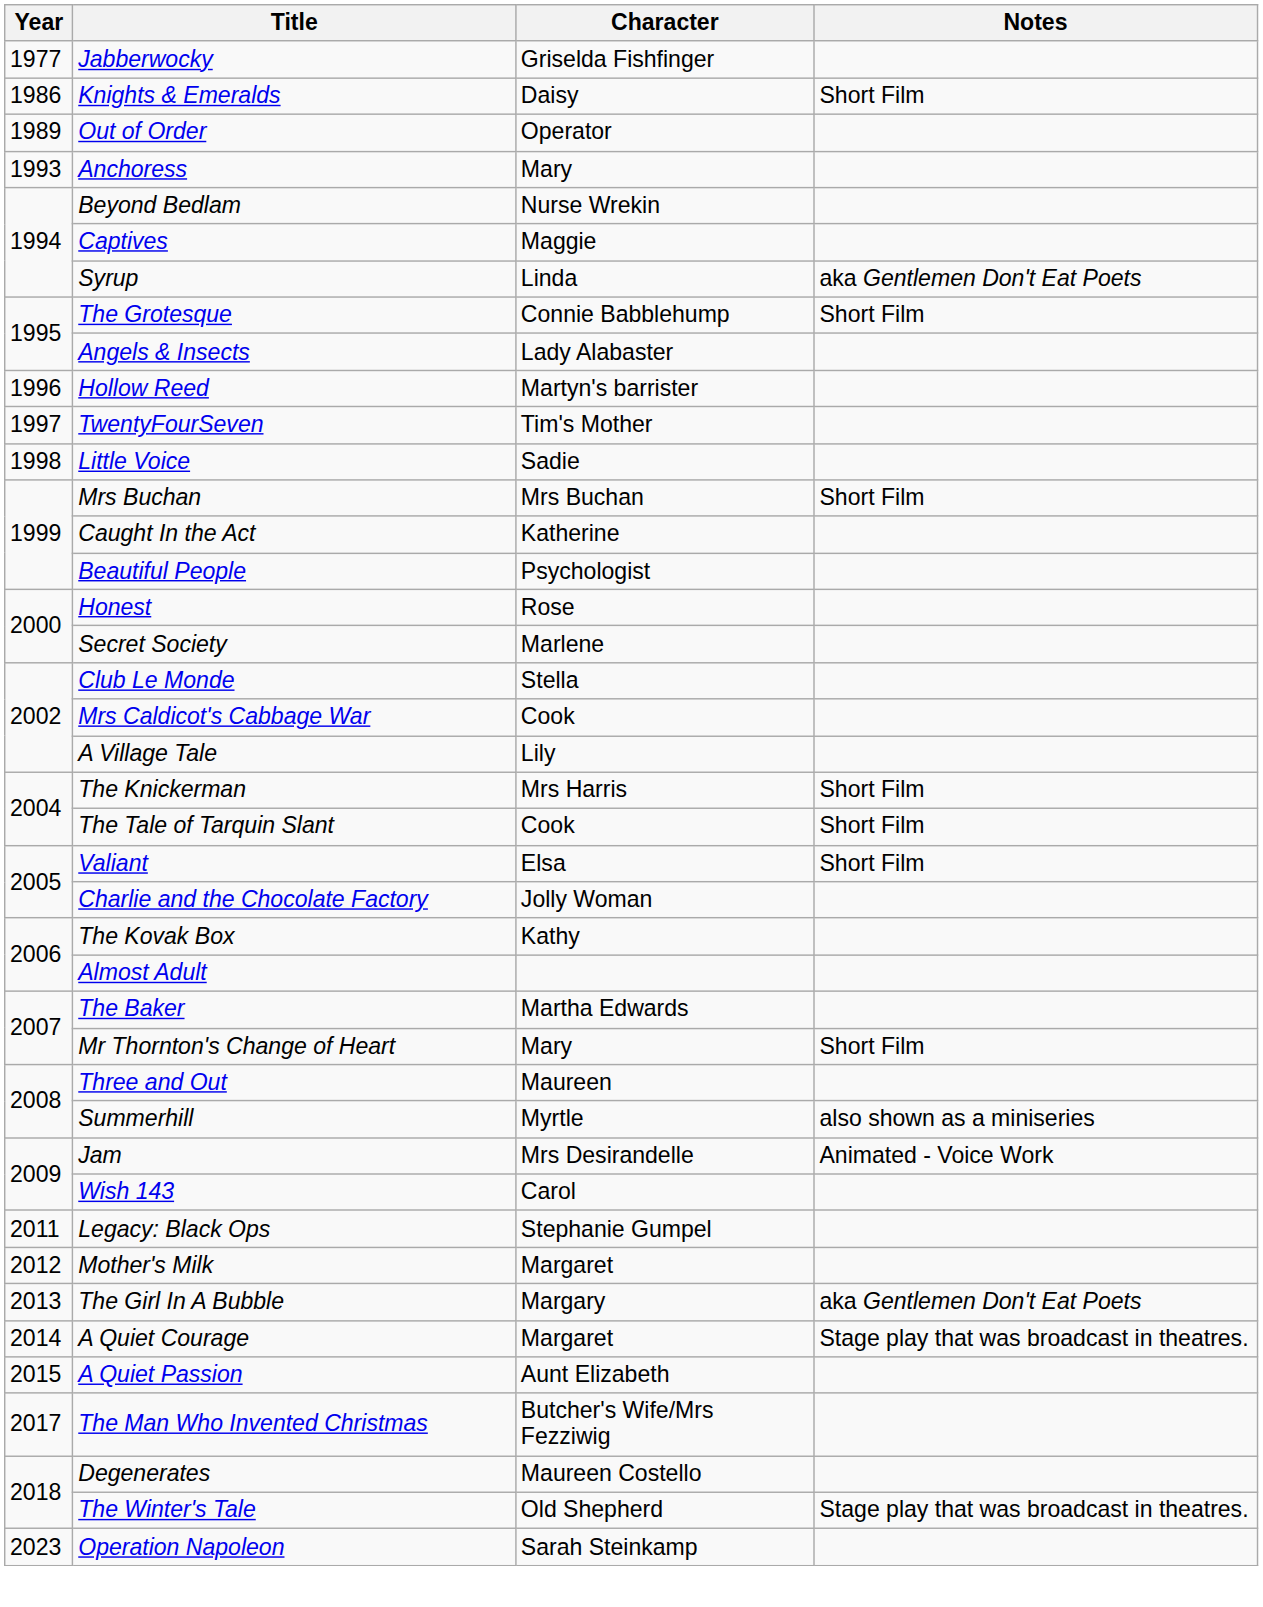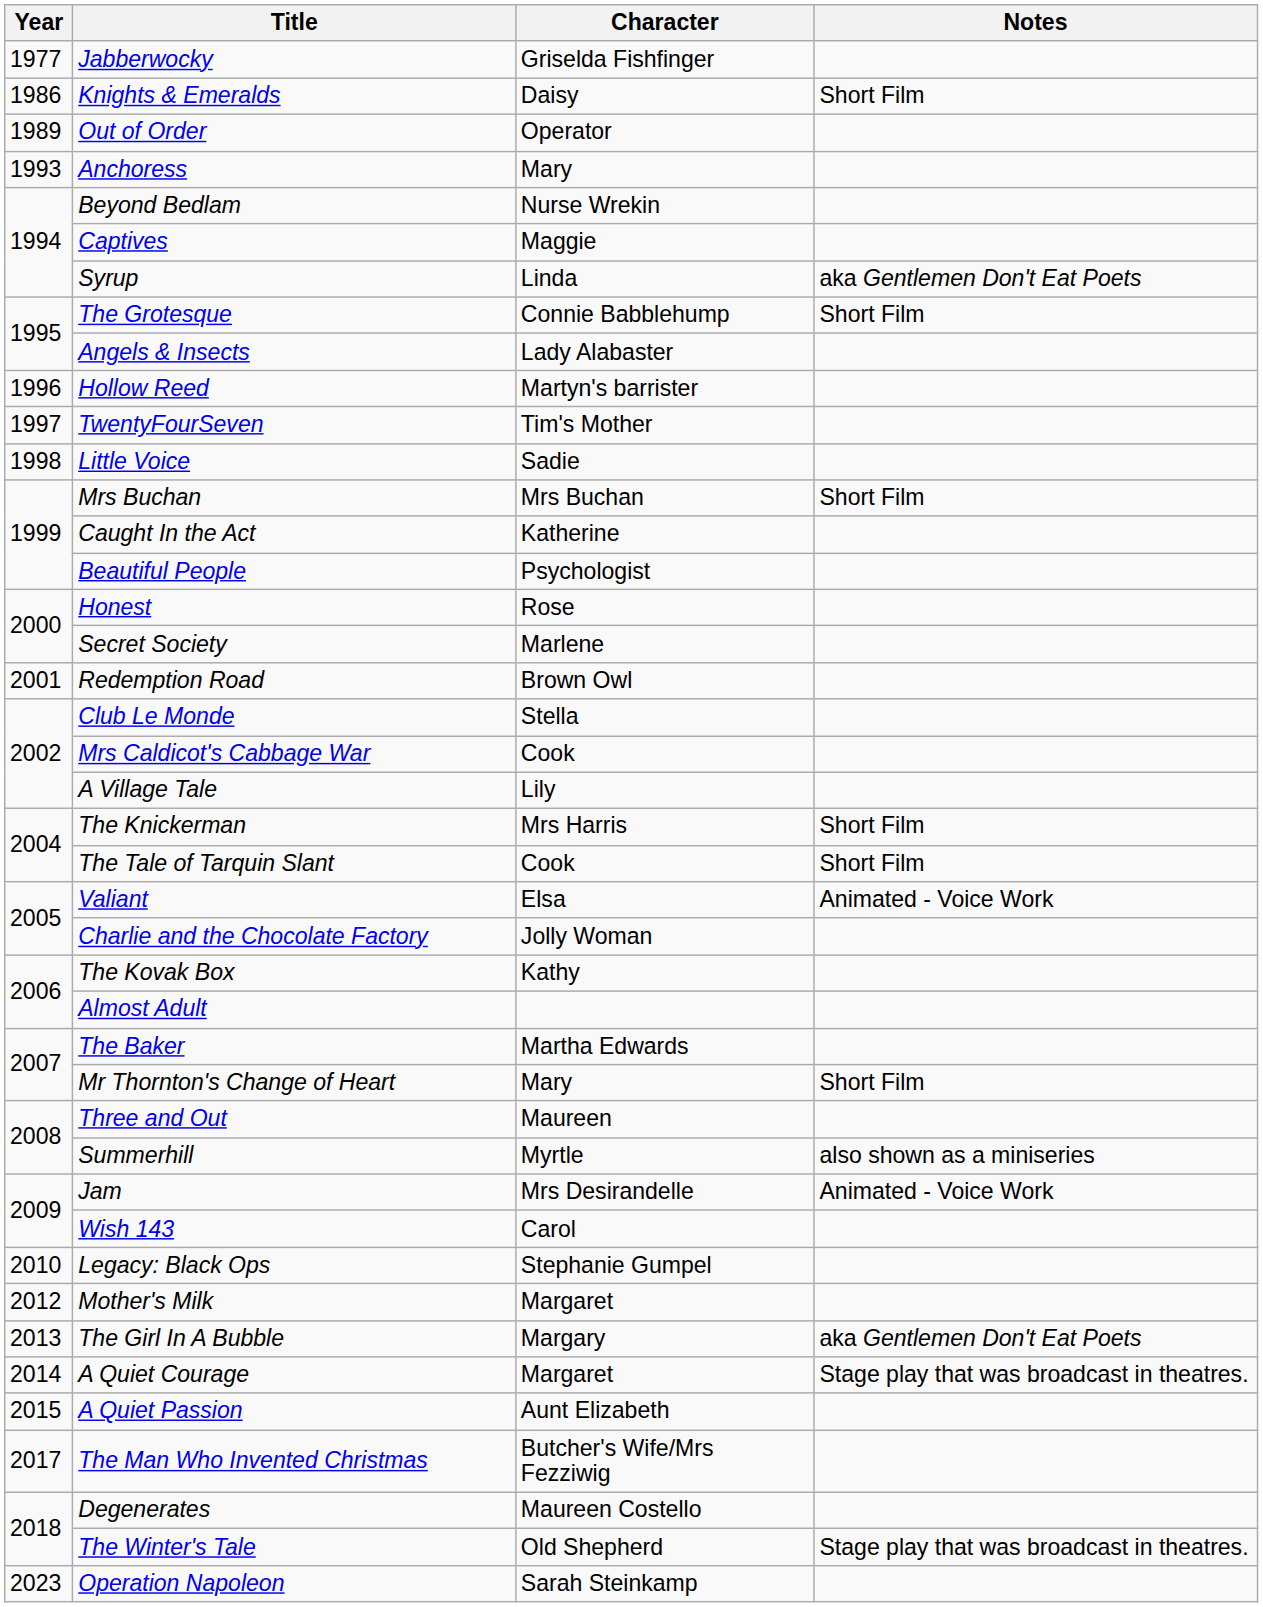+ row: (171, 680)
(872, 863) Short Film -> (936, 899) Animated - Voice Work
(35, 1228) 2011 -> (36, 1265) 2010
